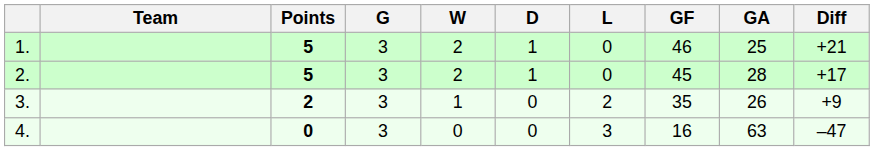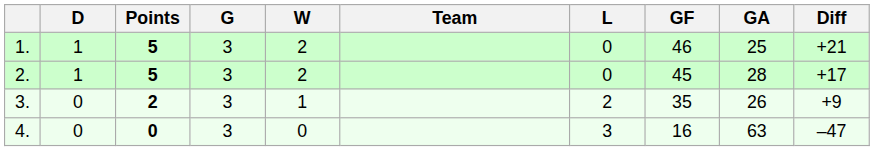columns swapped: (156, 18) <-> (532, 18)
